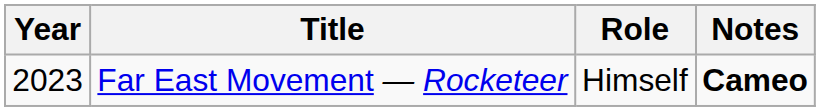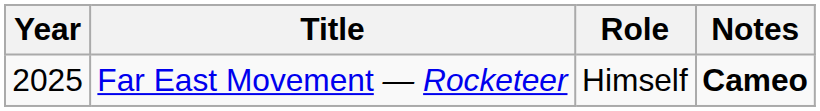(48, 79) 2023 -> (48, 79) 2025
